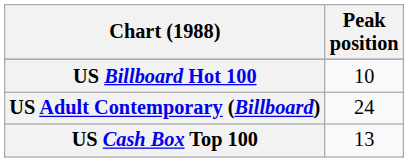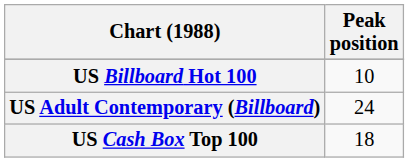(364, 140) 13 -> (364, 140) 18
